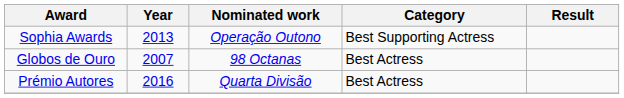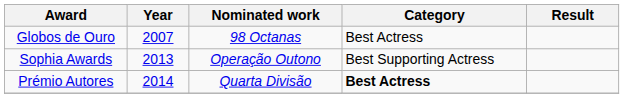rows swapped: (66, 59) <-> (66, 37)
(158, 81) 2016 -> (158, 81) 2014
(384, 81) normal -> (388, 81) bold
